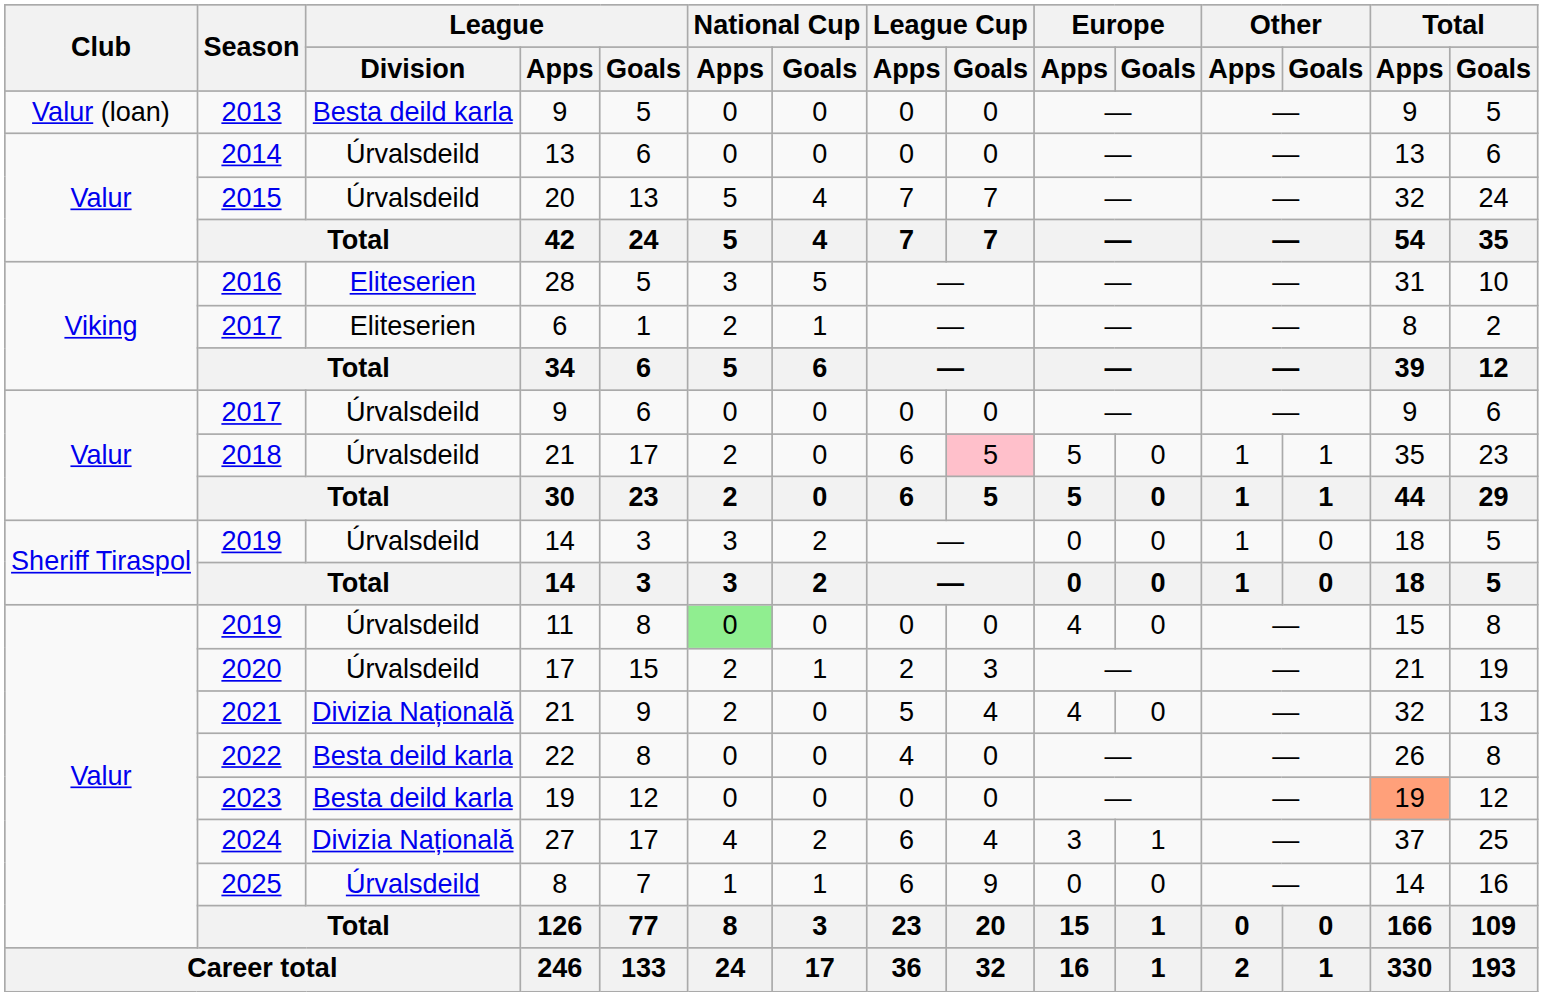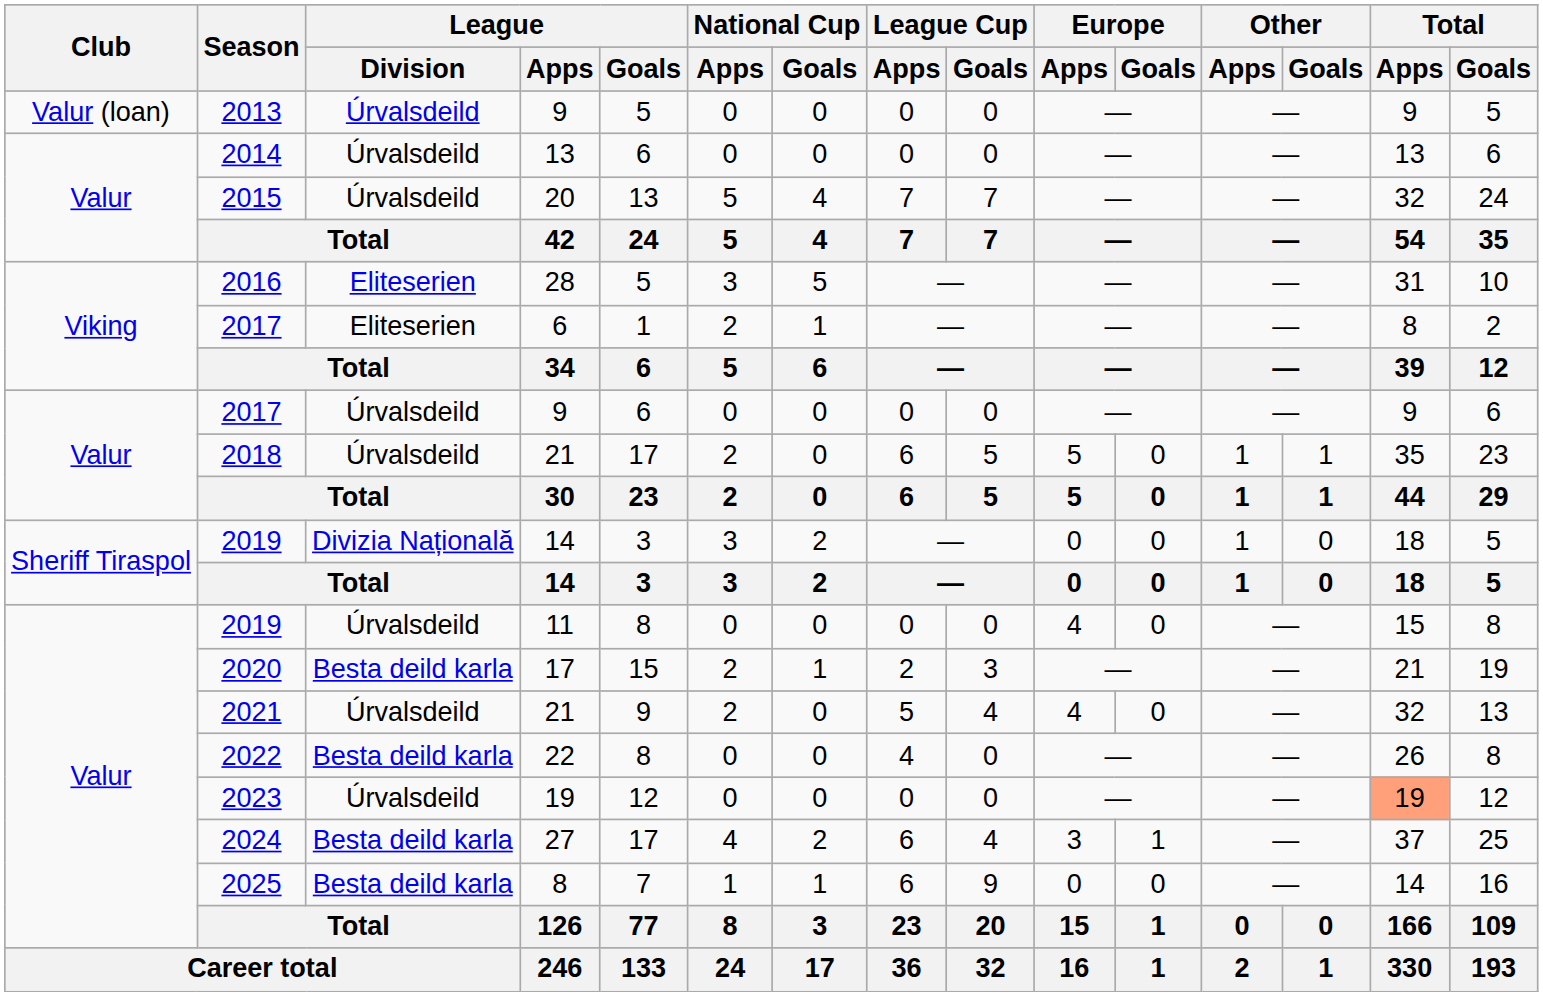(413, 111) Besta deild karla -> (413, 111) Úrvalsdeild
(990, 454) pink background -> (990, 454) no background
(413, 540) Úrvalsdeild -> (413, 540) Divizia Națională
(730, 626) lightgreen background -> (730, 626) no background
(413, 669) Úrvalsdeild -> (413, 669) Besta deild karla
(413, 712) Divizia Națională -> (413, 712) Úrvalsdeild
(413, 797) Besta deild karla -> (413, 797) Úrvalsdeild
(413, 840) Divizia Națională -> (413, 840) Besta deild karla
(413, 883) Úrvalsdeild -> (413, 883) Besta deild karla
